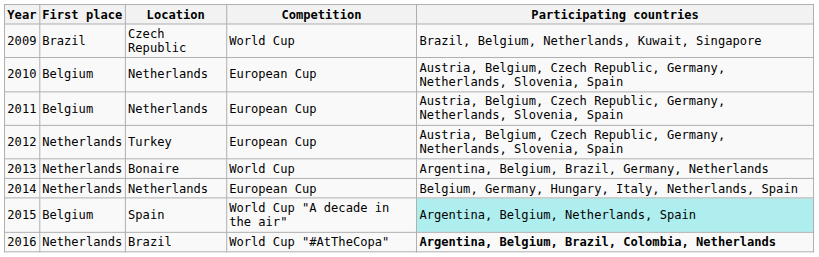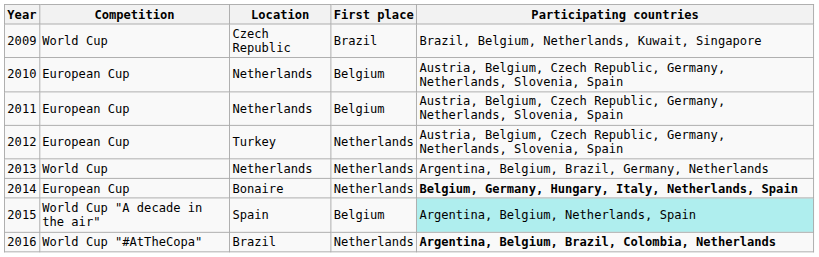columns swapped: (321, 14) <-> (82, 14)
(154, 169) Bonaire -> (273, 169) Netherlands
(168, 188) Netherlands -> (258, 188) Bonaire
(609, 188) normal -> (609, 188) bold
